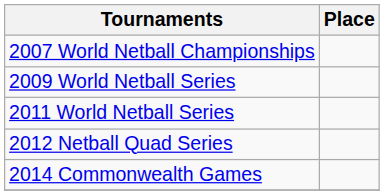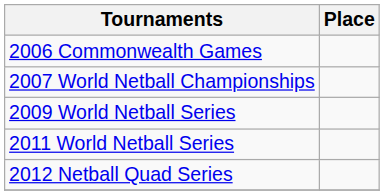+ row: (136, 50)
- row: (136, 174)
